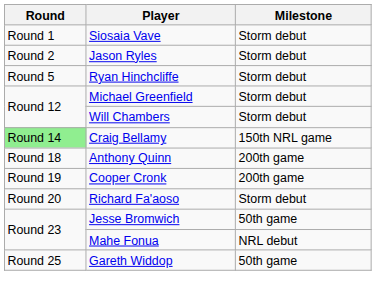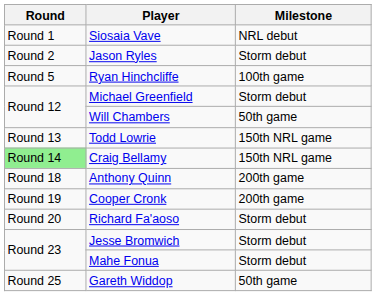(272, 35) Storm debut -> (268, 35) NRL debut
(272, 76) Storm debut -> (271, 76) 100th game
(272, 117) Storm debut -> (268, 117) 50th game
+ row: (123, 137)
(268, 219) 50th game -> (272, 240) Storm debut
(268, 240) NRL debut -> (272, 260) Storm debut
